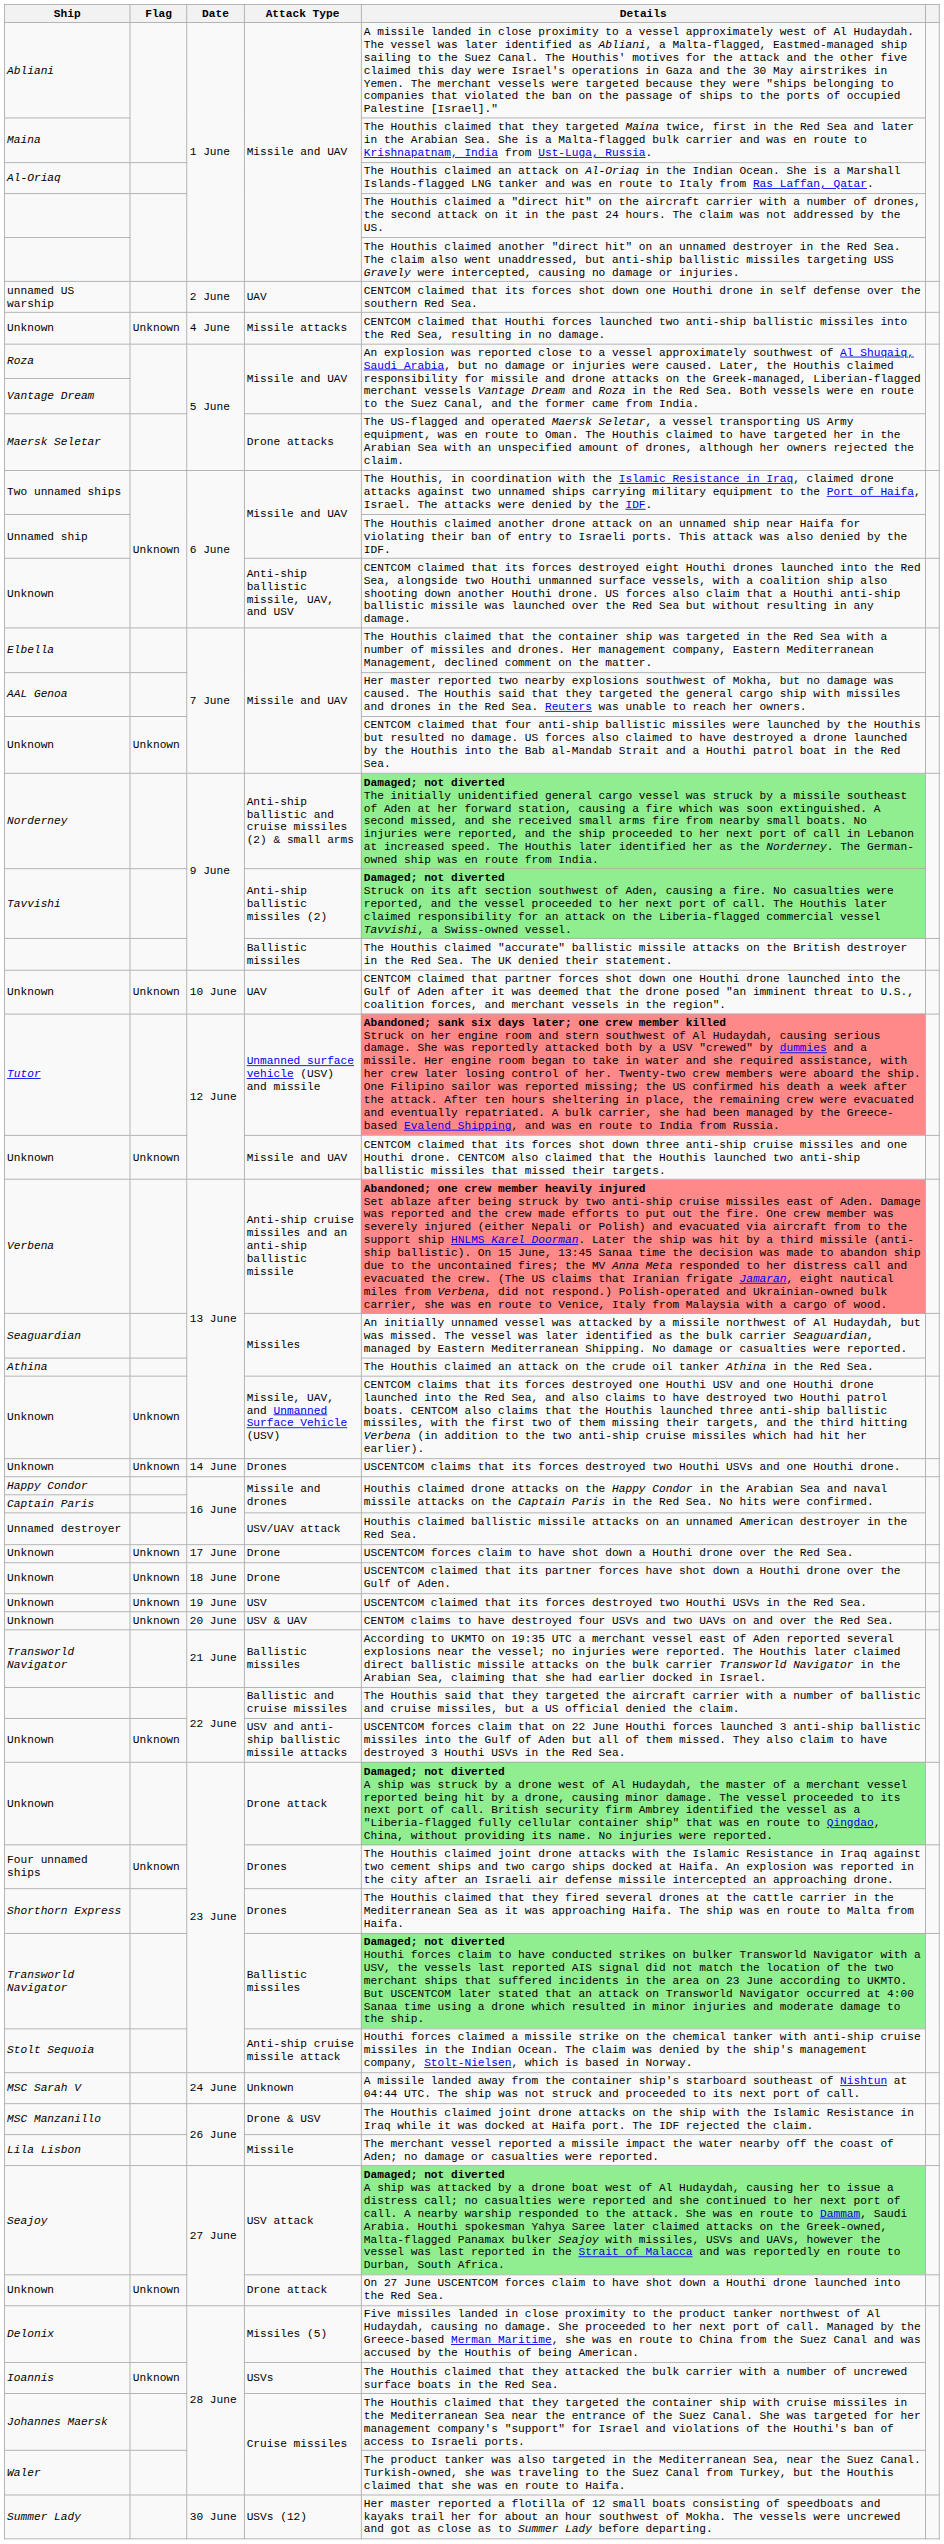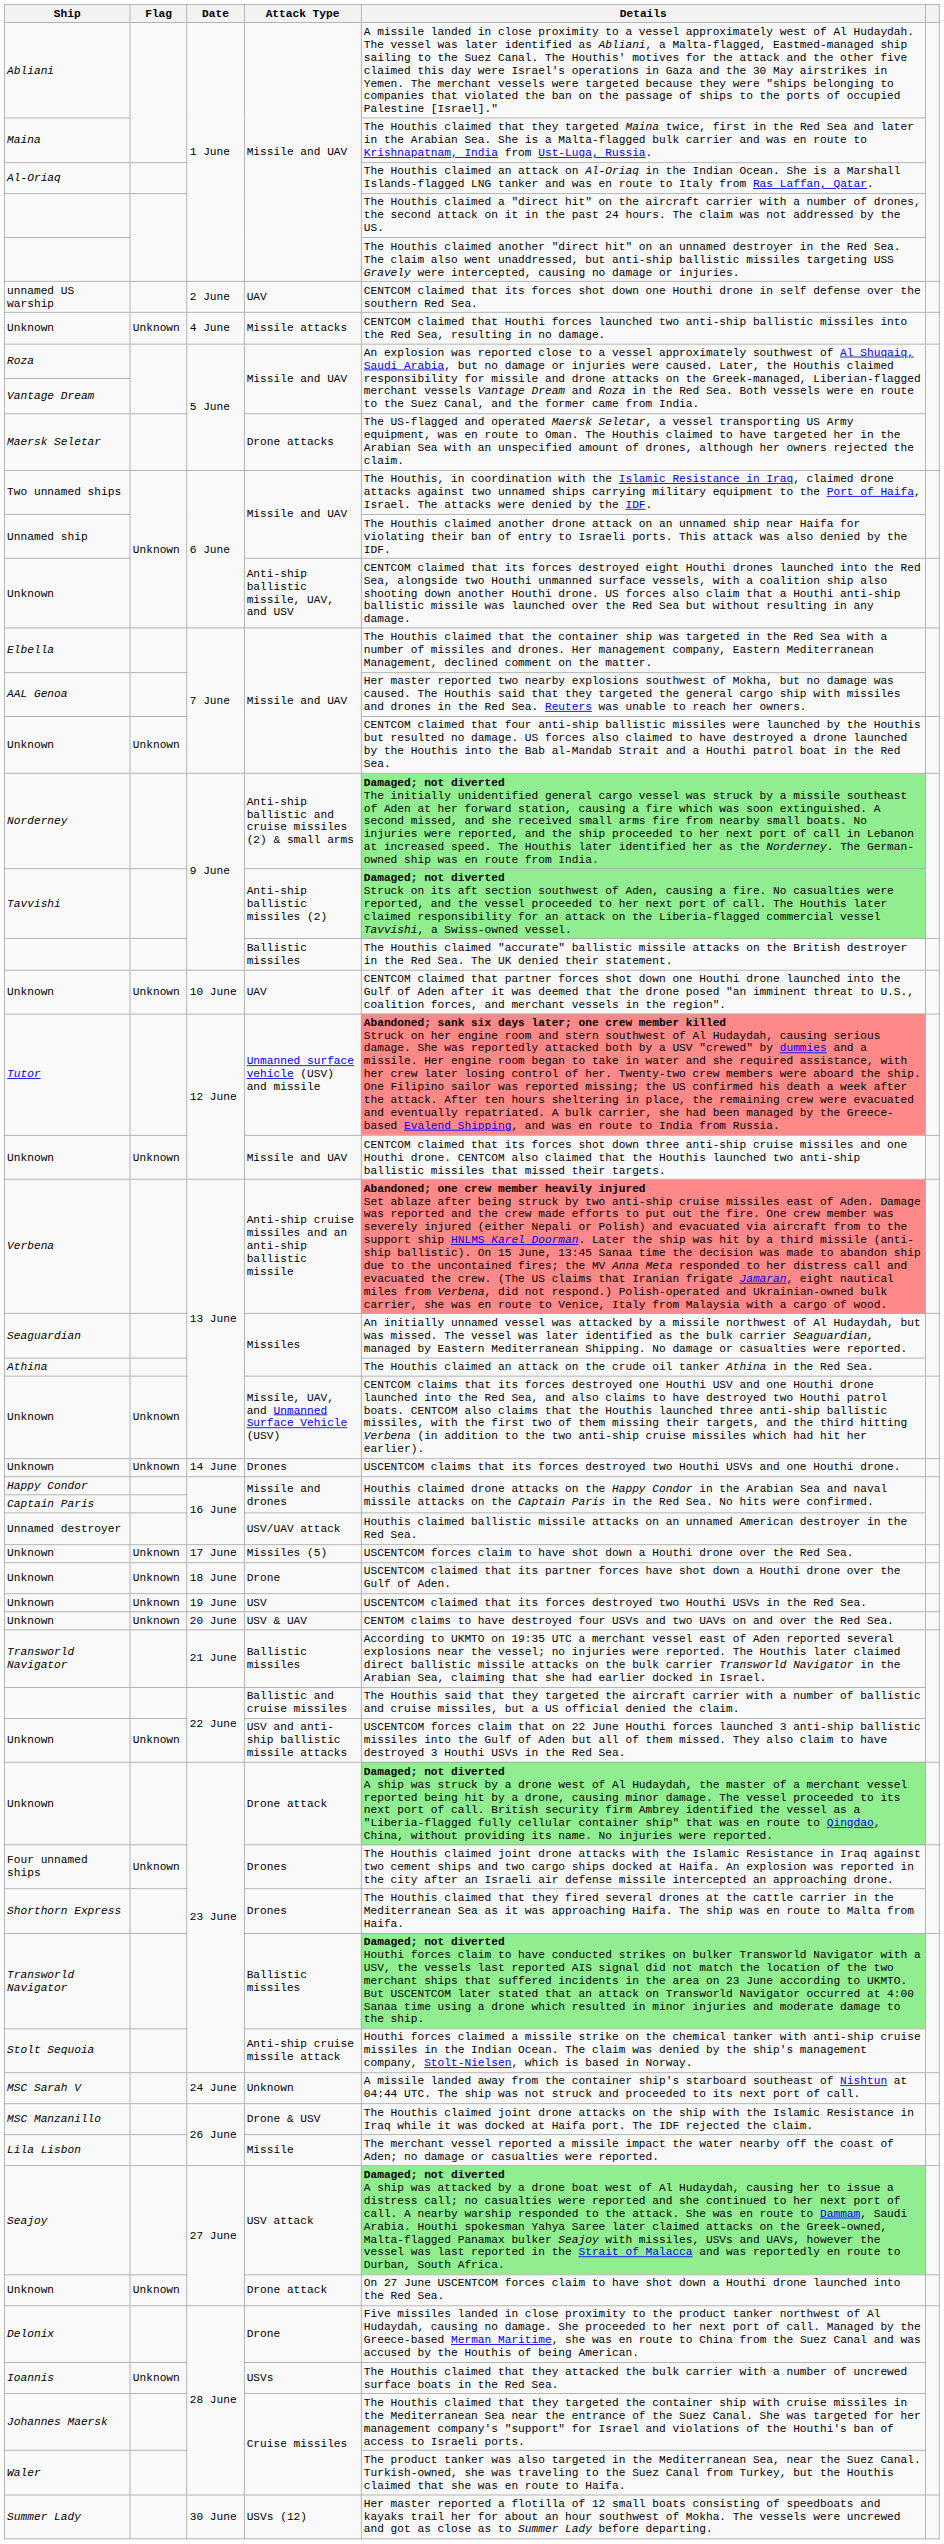(263, 1553) Drone -> (287, 1553) Missiles (5)
(287, 2334) Missiles (5) -> (263, 2334) Drone
